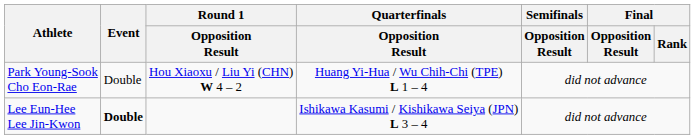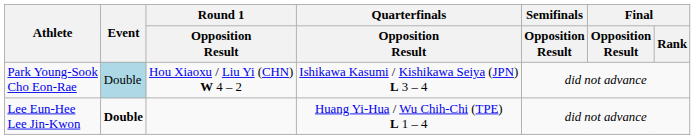(123, 80) no background -> (123, 80) lightblue background
(409, 80) Huang Yi-Hua / Wu Chih-Chi (TPE) L 1 – 4 -> (409, 80) Ishikawa Kasumi / Kishikawa Seiya (JPN) L 3 – 4
(409, 116) Ishikawa Kasumi / Kishikawa Seiya (JPN) L 3 – 4 -> (409, 116) Huang Yi-Hua / Wu Chih-Chi (TPE) L 1 – 4
